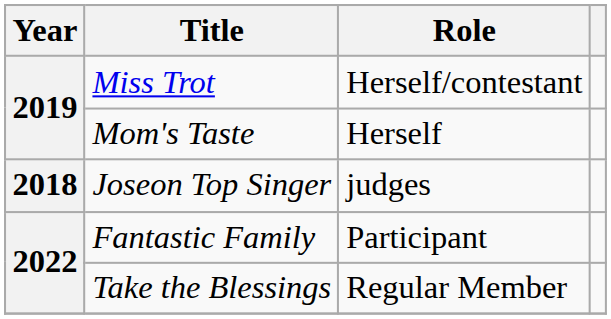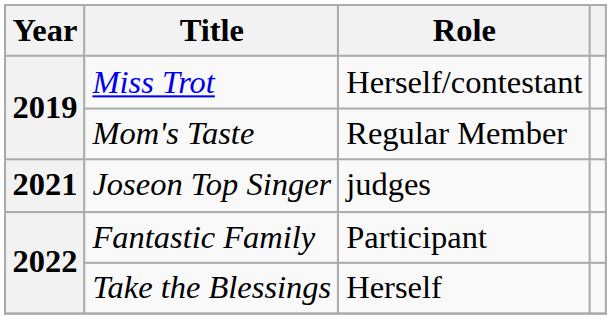(394, 133) Herself -> (457, 133) Regular Member
(45, 184) 2018 -> (45, 184) 2021
(457, 287) Regular Member -> (394, 287) Herself
